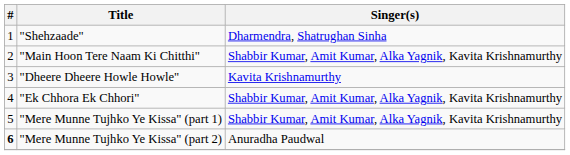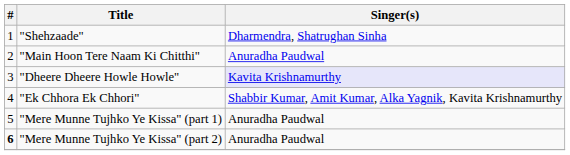(395, 56) Shabbir Kumar, Amit Kumar, Alka Yagnik, Kavita Krishnamurthy -> (276, 56) Anuradha Paudwal
(284, 77) no background -> (284, 77) lavender background
(395, 119) Shabbir Kumar, Amit Kumar, Alka Yagnik, Kavita Krishnamurthy -> (276, 119) Anuradha Paudwal
